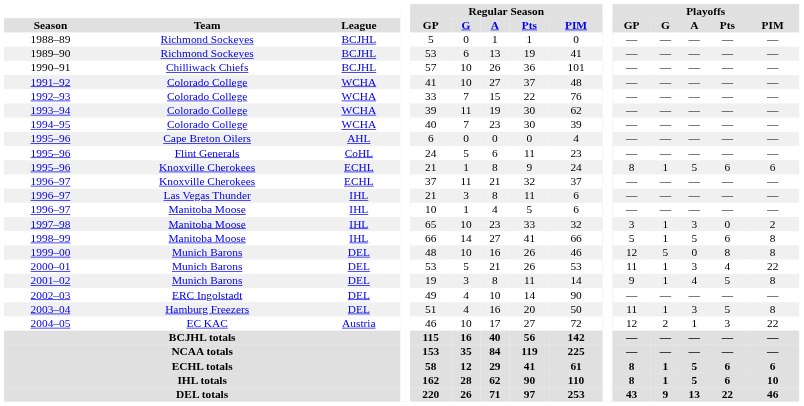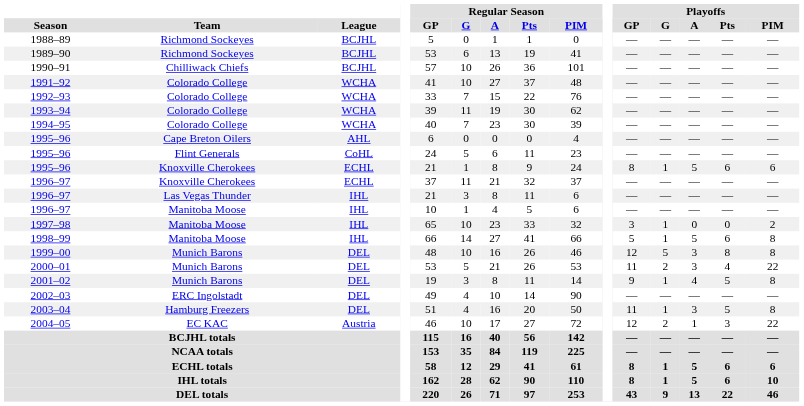(694, 224) 3 -> (694, 224) 0
(694, 252) 0 -> (694, 252) 3
(665, 266) 1 -> (665, 266) 2
